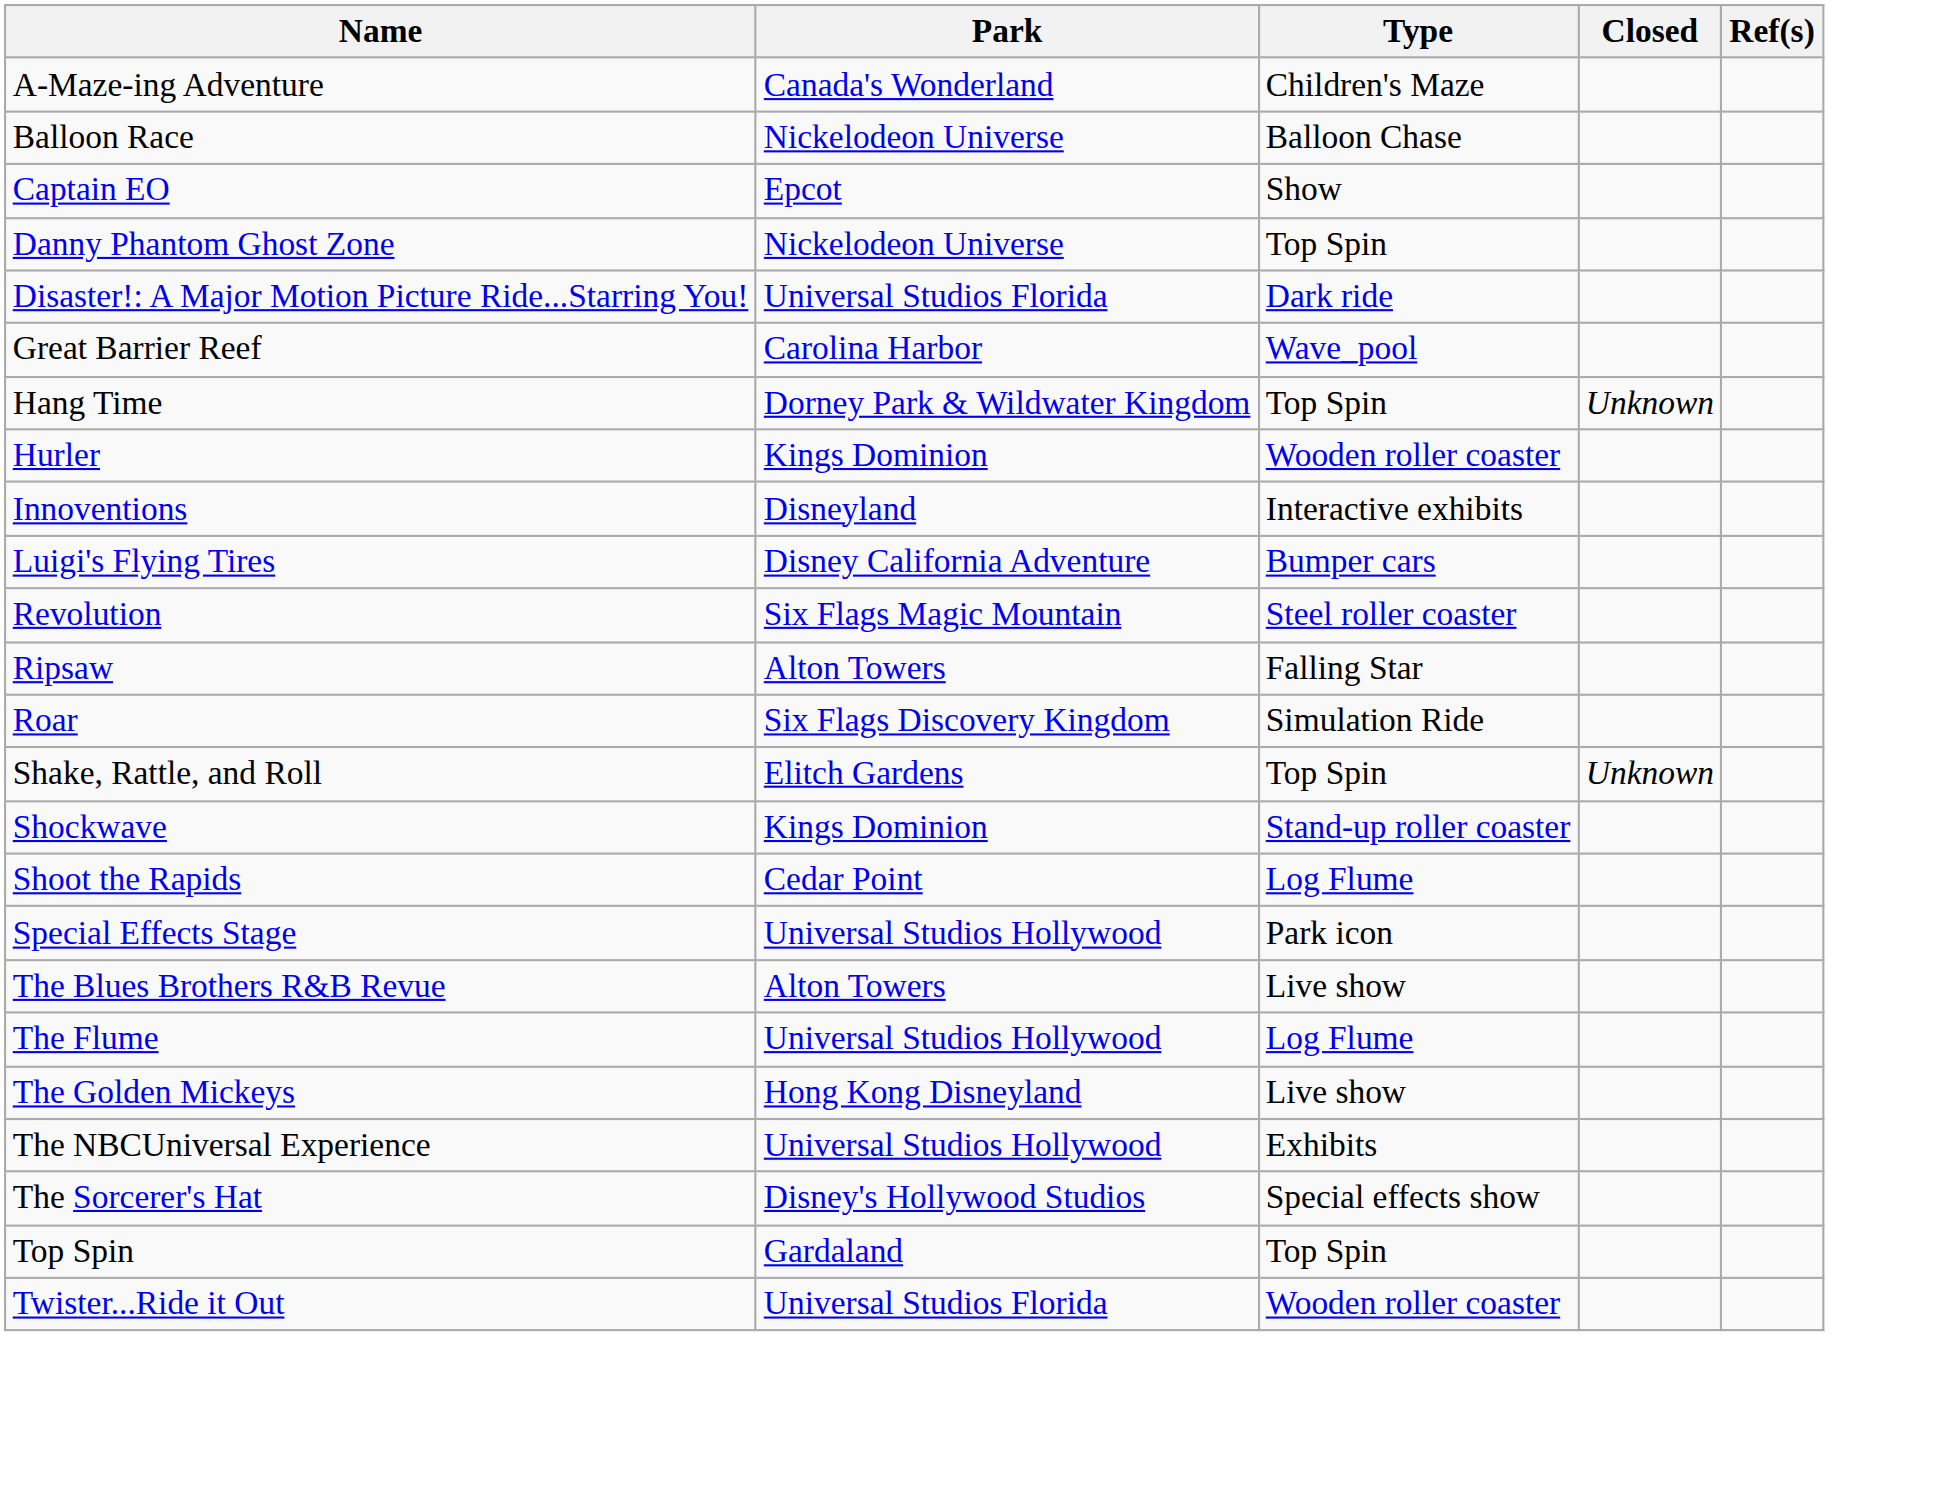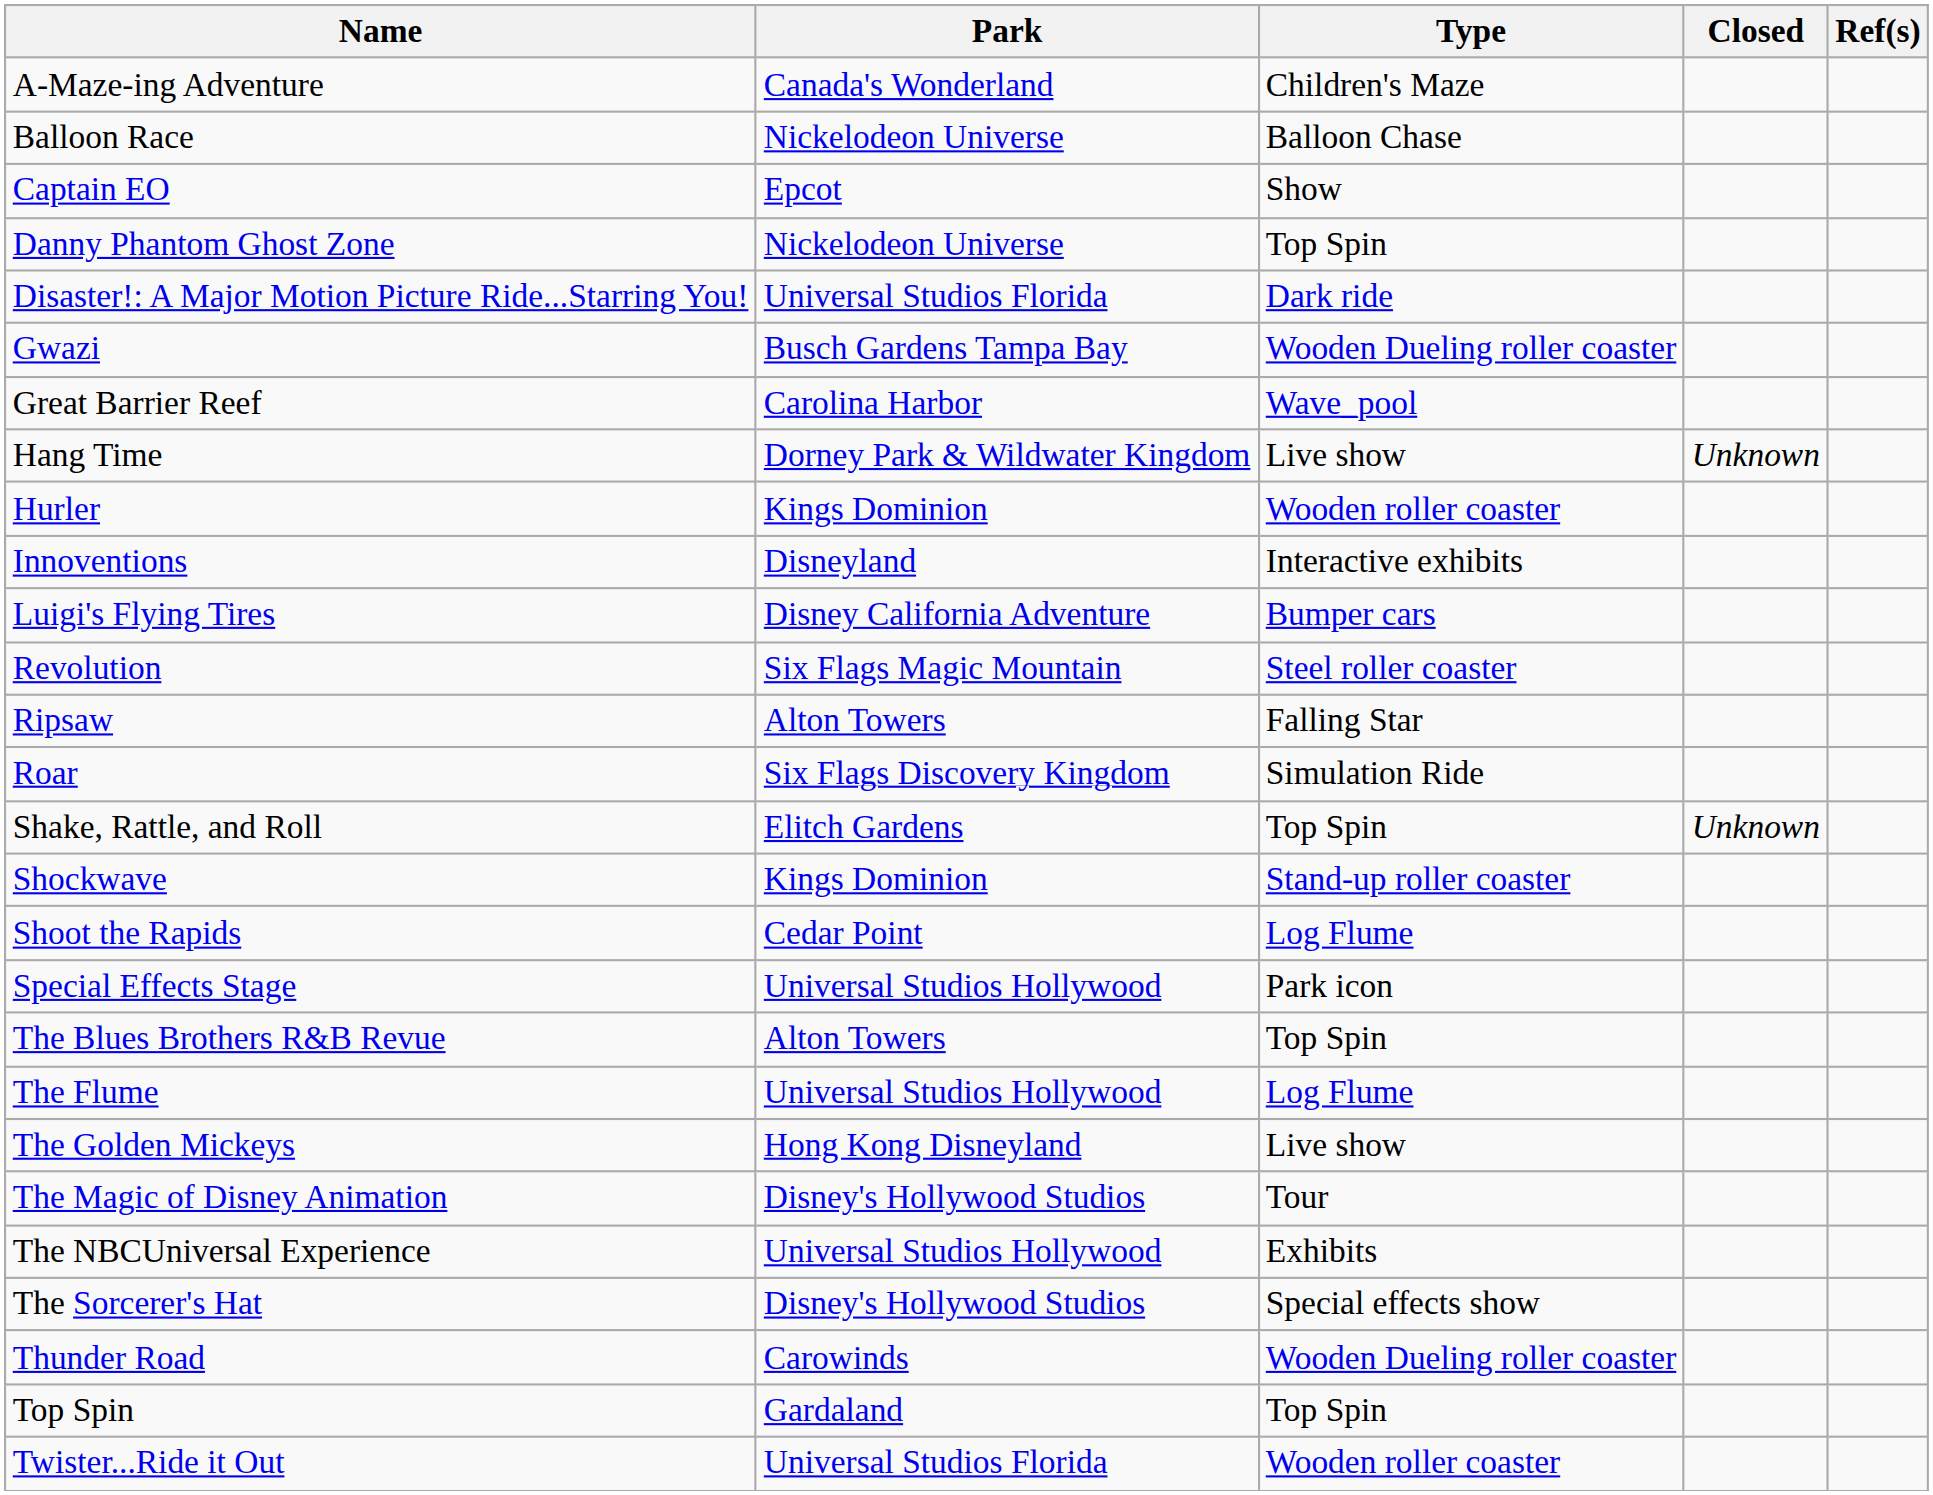+ row: (56, 349)
(1326, 402) Top Spin -> (1336, 455) Live show
(1336, 985) Live show -> (1326, 1038) Top Spin
+ row: (230, 1197)
+ row: (109, 1356)
